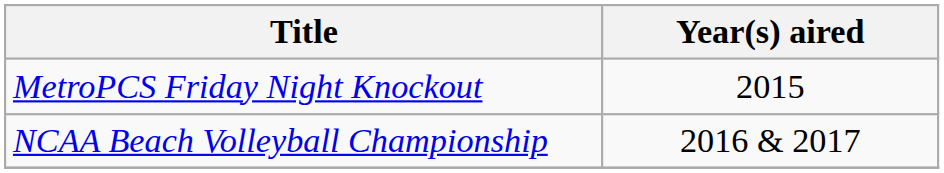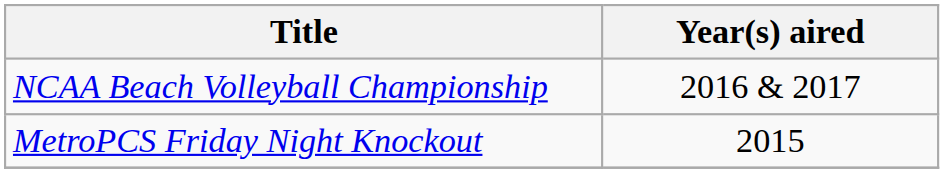rows swapped: (248, 85) <-> (280, 140)
